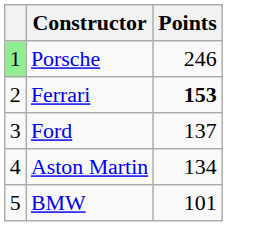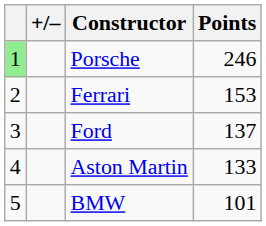+ column: (46, 22)
(200, 94) bold -> (240, 94) normal
(200, 167) 134 -> (240, 167) 133
